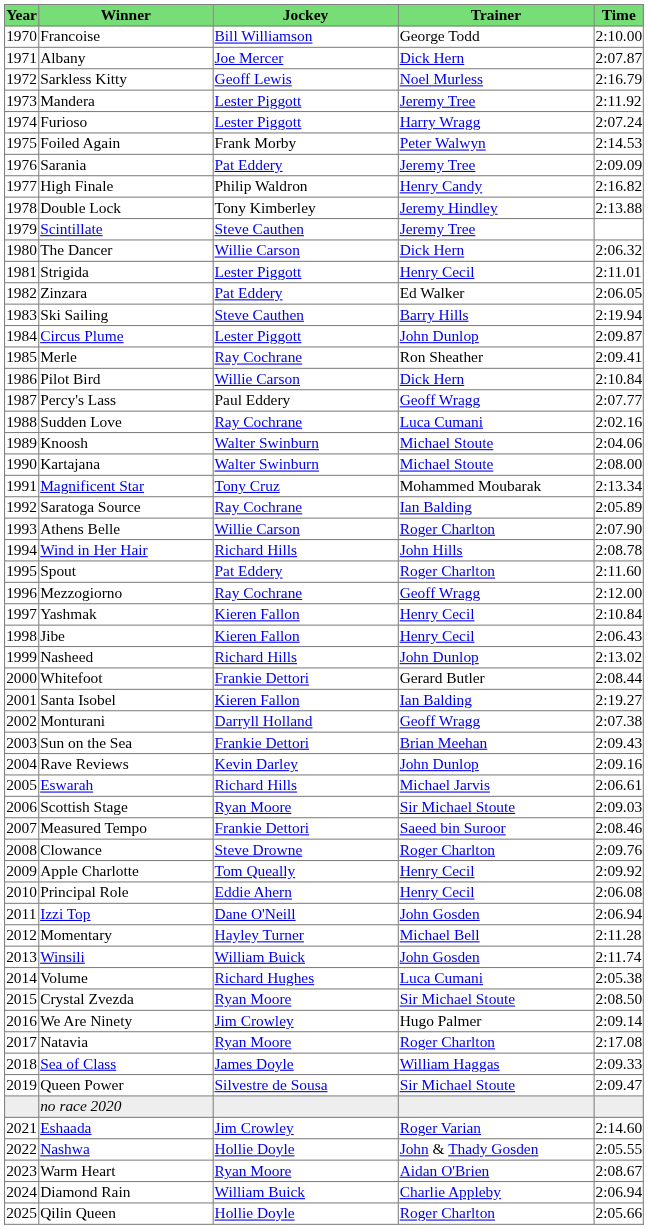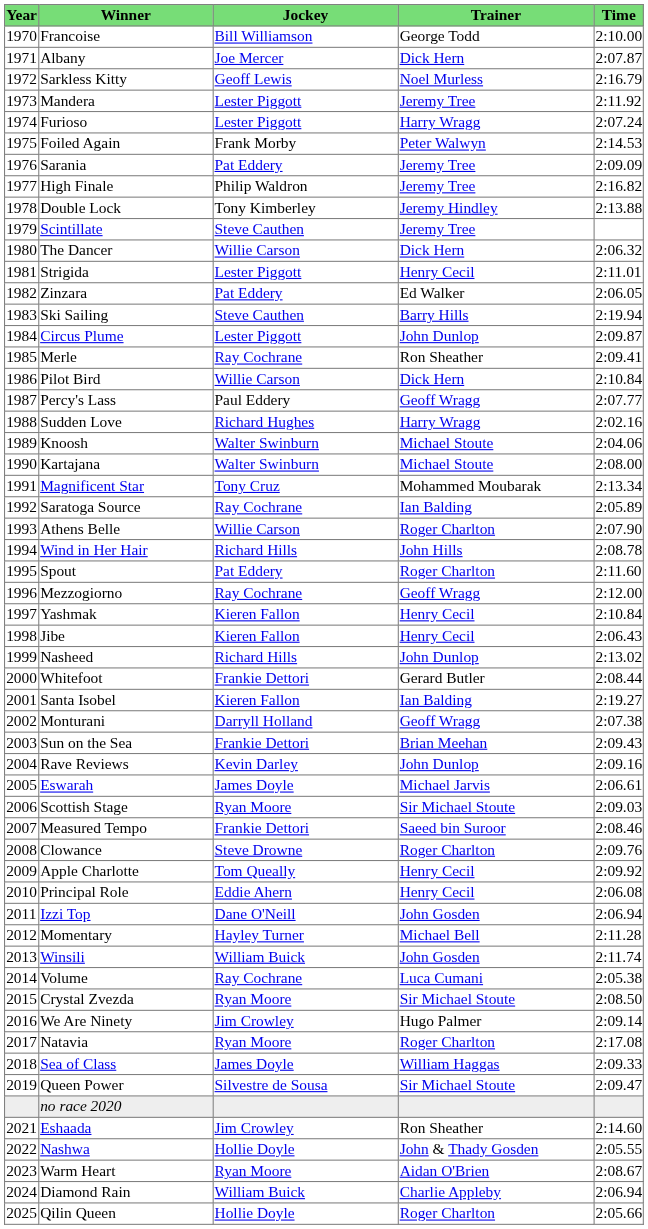(441, 186) Henry Candy -> (438, 186) Jeremy Tree
(258, 421) Ray Cochrane -> (264, 421) Richard Hughes
(441, 421) Luca Cumani -> (440, 421) Harry Wragg
(256, 785) Richard Hills -> (254, 785) James Doyle
(264, 978) Richard Hughes -> (258, 978) Ray Cochrane
(440, 1128) Roger Varian -> (441, 1128) Ron Sheather
